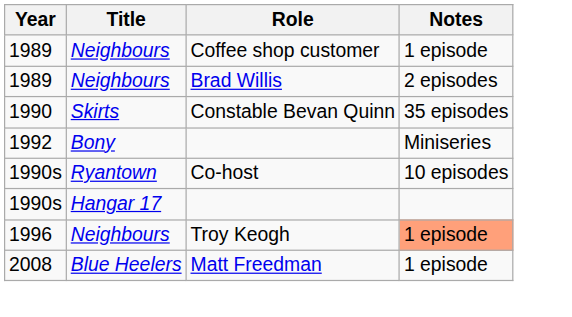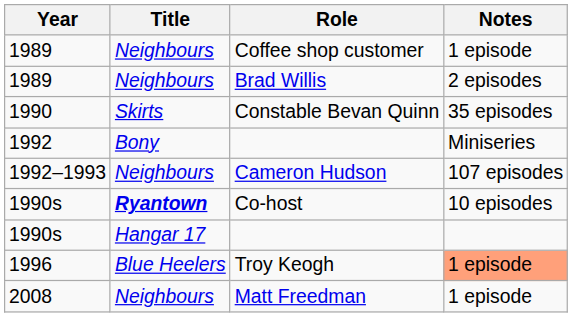+ row: (58, 173)
(114, 173) normal -> (161, 204) bold
(120, 234) Neighbours -> (170, 265) Blue Heelers
(126, 265) Blue Heelers -> (164, 296) Neighbours
